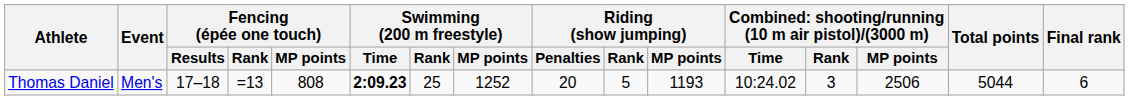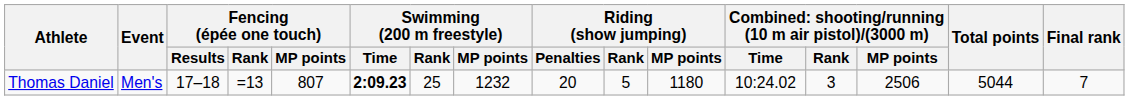(311, 83) 808 -> (311, 83) 807
(493, 83) 1252 -> (493, 83) 1232
(686, 83) 1193 -> (686, 83) 1180
(1084, 83) 6 -> (1084, 83) 7
